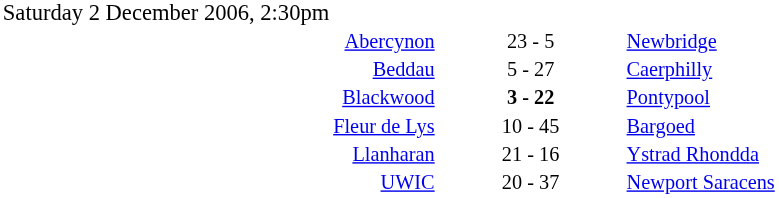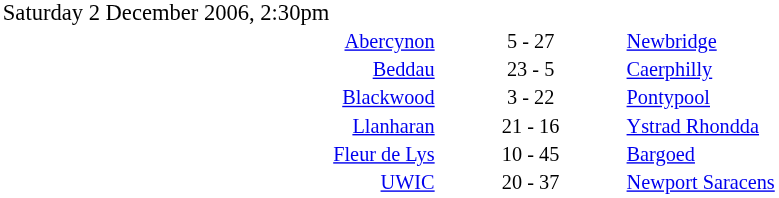(531, 41) 23 - 5 -> (531, 41) 5 - 27
(531, 69) 5 - 27 -> (531, 69) 23 - 5
(531, 97) bold -> (531, 97) normal
rows swapped: (384, 126) <-> (394, 154)
